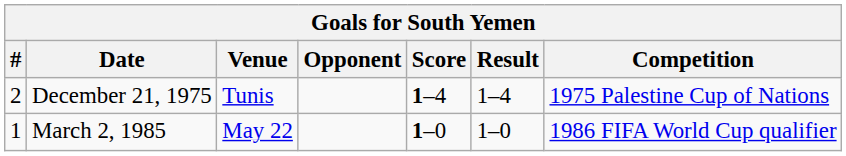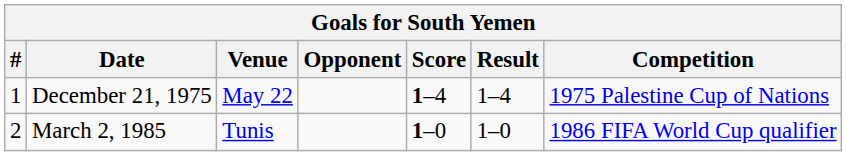(16, 95) 2 -> (16, 95) 1
(248, 95) Tunis -> (258, 95) May 22
(16, 131) 1 -> (16, 131) 2
(258, 131) May 22 -> (248, 131) Tunis
